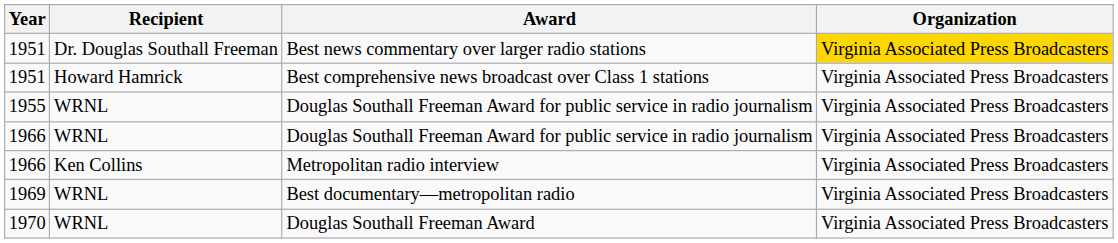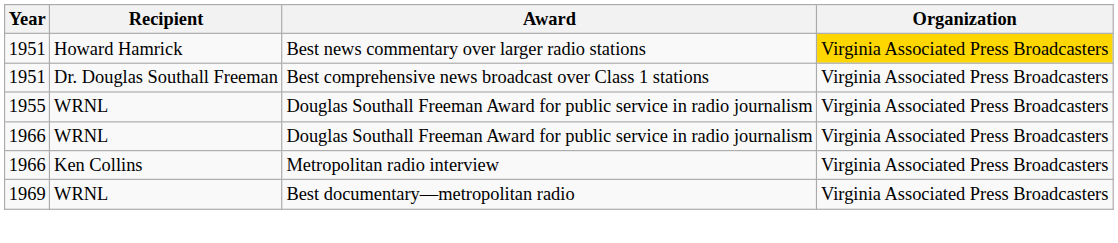(166, 48) Dr. Douglas Southall Freeman -> (118, 48) Howard Hamrick
(118, 77) Howard Hamrick -> (166, 77) Dr. Douglas Southall Freeman
- row: (27, 223)
